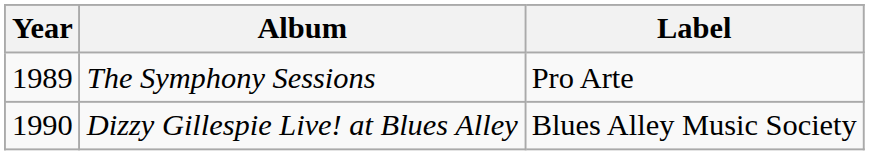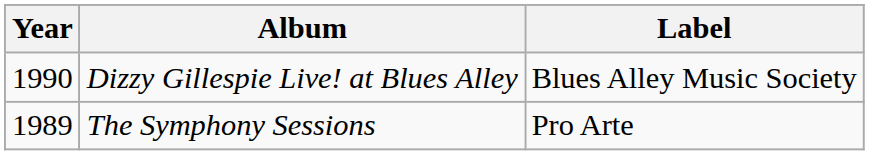rows swapped: (231, 76) <-> (302, 125)
